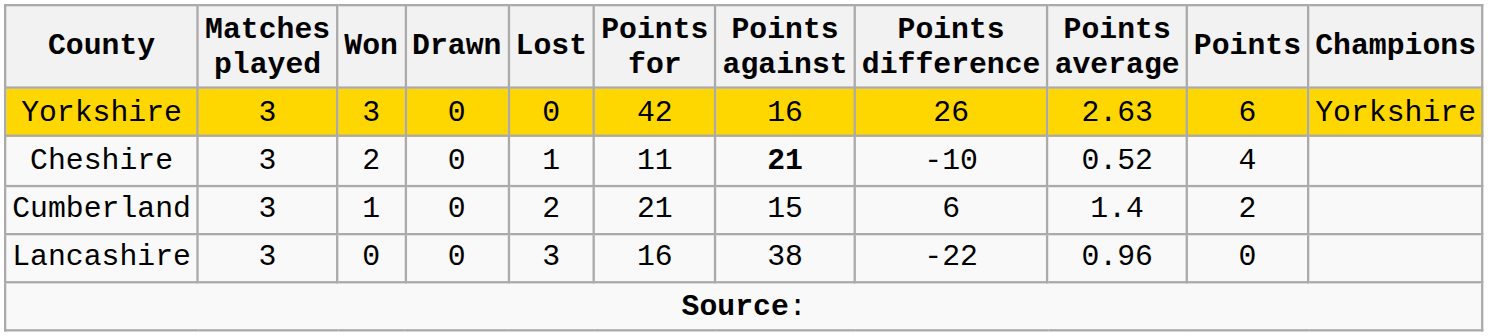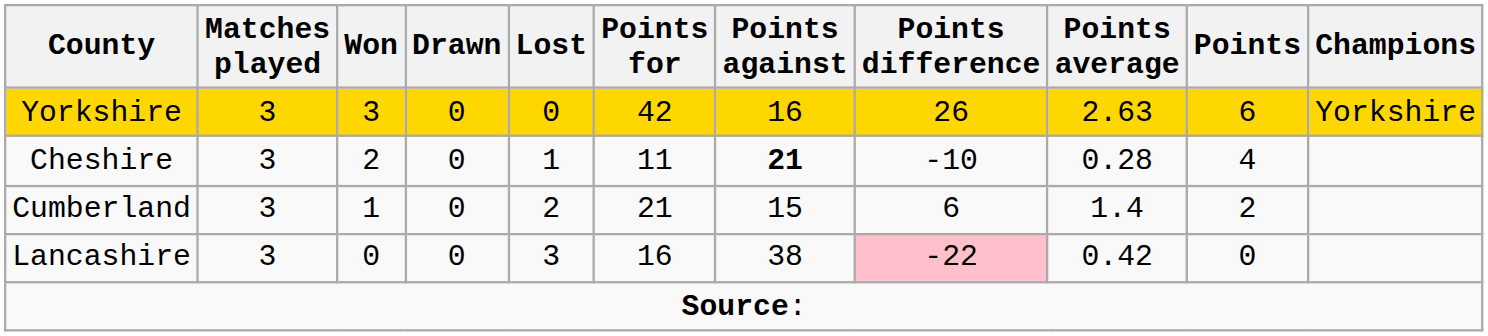(1117, 161) 0.52 -> (1117, 161) 0.28
(951, 258) no background -> (951, 258) pink background
(1117, 258) 0.96 -> (1117, 258) 0.42
